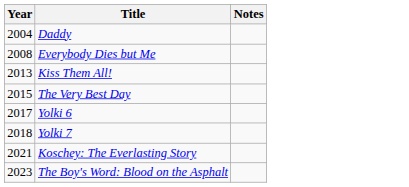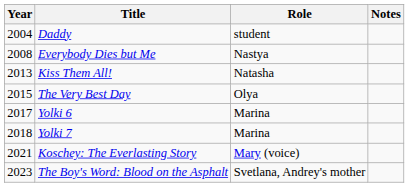+ column: (300, 14)
